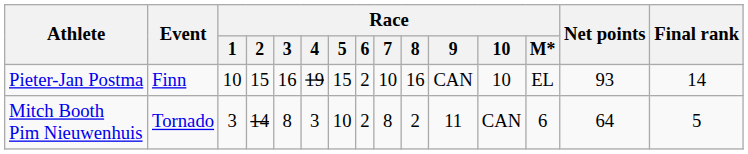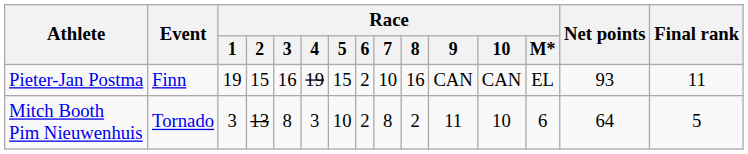(232, 80) 10 -> (232, 80) 19
(501, 80) 10 -> (501, 80) CAN
(697, 80) 14 -> (697, 80) 11
(260, 122) 14 -> (260, 122) 13
(501, 122) CAN -> (501, 122) 10
